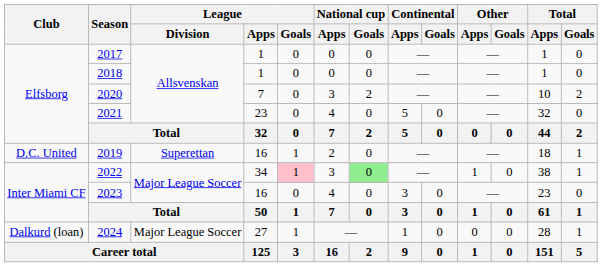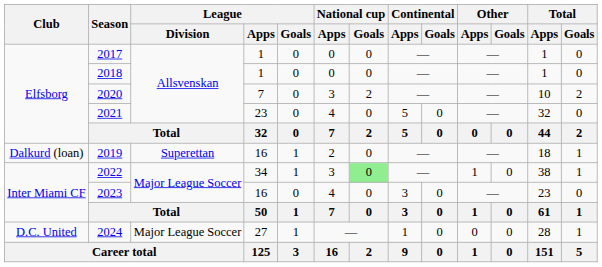(46, 152) D.C. United -> (46, 152) Dalkurd (loan)
(296, 172) pink background -> (296, 172) no background
(46, 232) Dalkurd (loan) -> (46, 232) D.C. United
